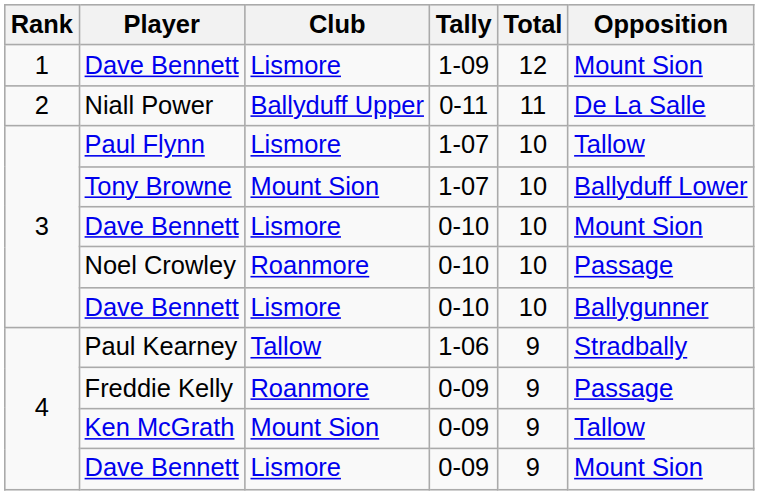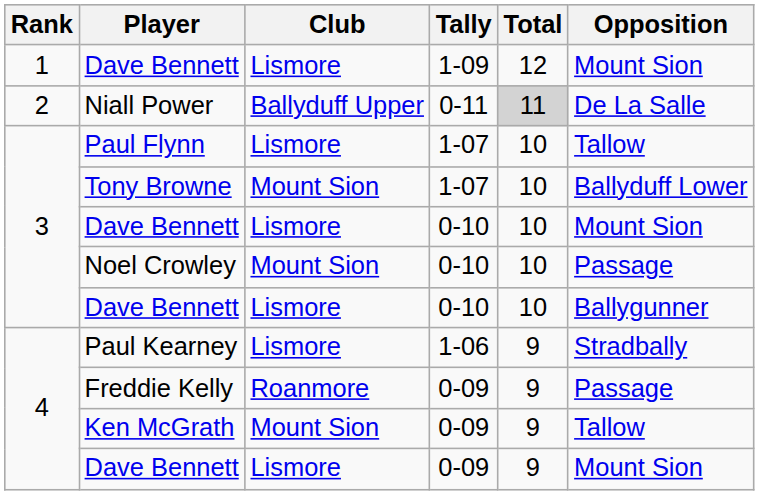(533, 105) no background -> (533, 105) lightgrey background
(310, 266) Roanmore -> (315, 266) Mount Sion
(286, 347) Tallow -> (296, 347) Lismore
